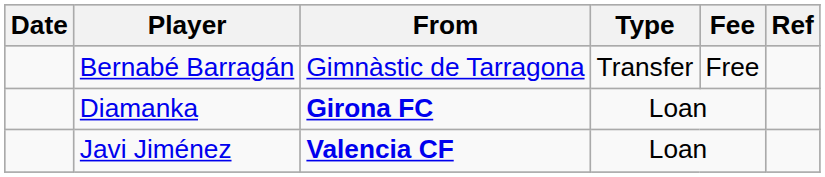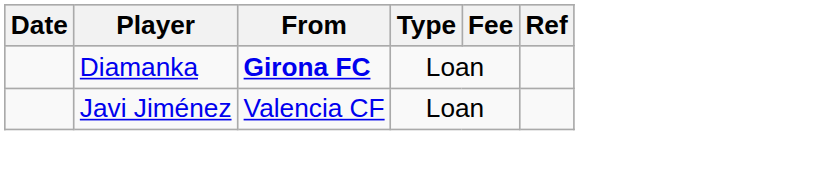- row: (187, 66)
(380, 150) bold -> (314, 108) normal
